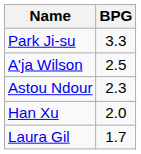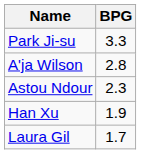(116, 64) 2.5 -> (116, 64) 2.8
(116, 112) 2.0 -> (116, 112) 1.9
